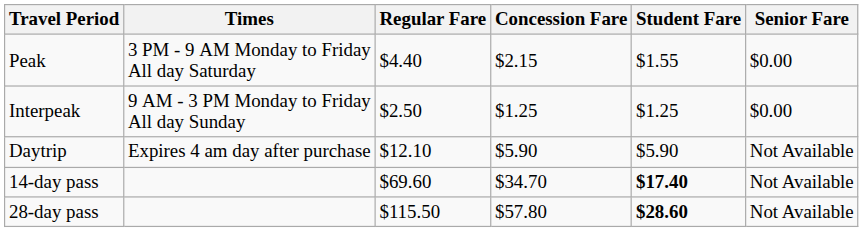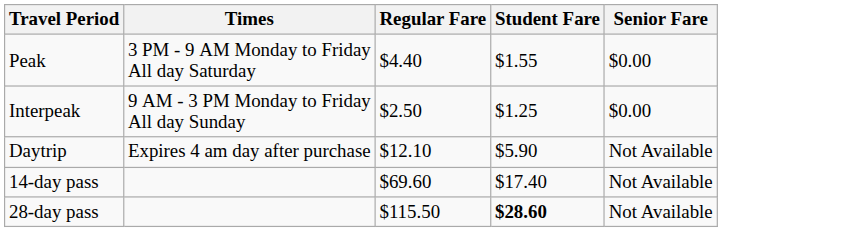- column: (561, 19)
(662, 181) bold -> (521, 181) normal
